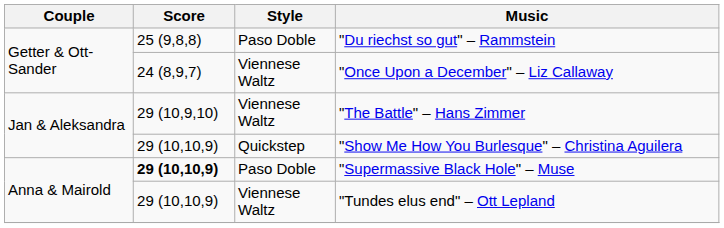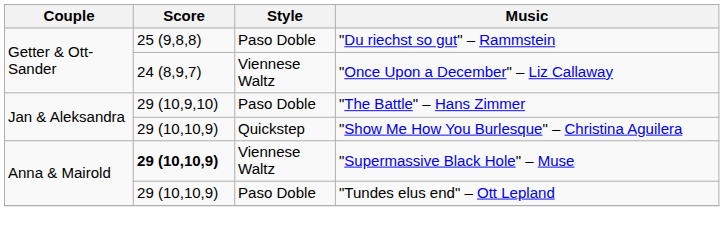(269, 113) Viennese Waltz -> (277, 104) Paso Doble
(277, 169) Paso Doble -> (269, 161) Viennese Waltz
(269, 201) Viennese Waltz -> (277, 193) Paso Doble
